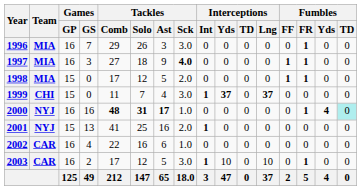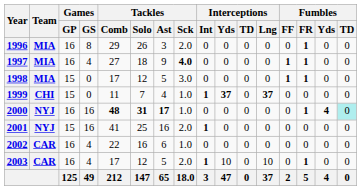(89, 45) 7 -> (89, 45) 8
(185, 45) 3.0 -> (185, 45) 2.0
(89, 62) 3 -> (89, 62) 4
(185, 78) 2.0 -> (185, 78) 3.0
(185, 95) 3.0 -> (185, 95) 1.0
(89, 128) 13 -> (89, 128) 16
(89, 161) 2 -> (89, 161) 4
(185, 161) 3.0 -> (185, 161) 2.0
